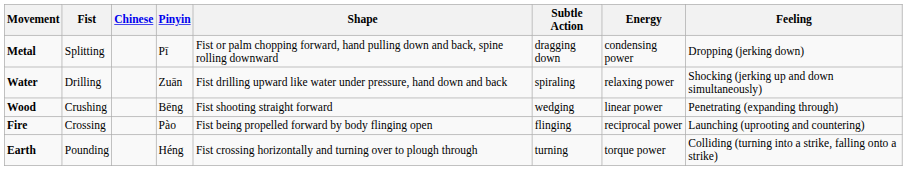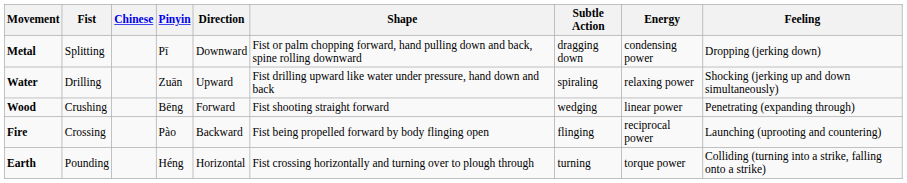+ column: (222, 20)
